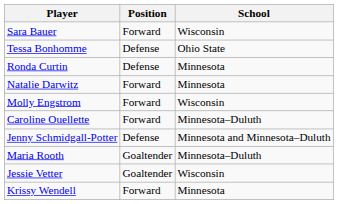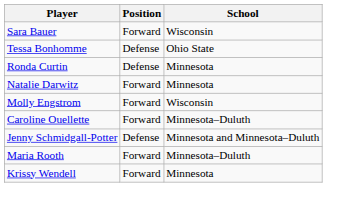(147, 155) Goaltender -> (142, 155) Forward
- row: (35, 173)
